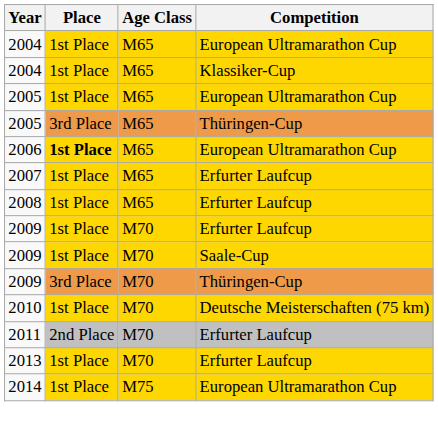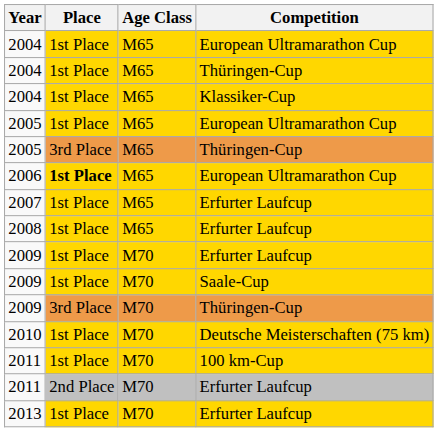+ row: (25, 70)
+ row: (25, 360)
- row: (25, 387)
